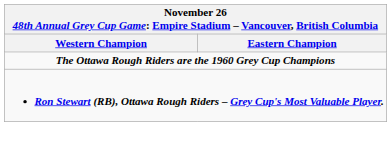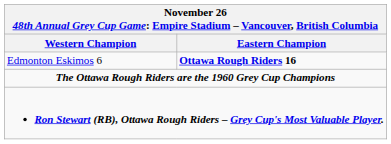+ row: (54, 60)
